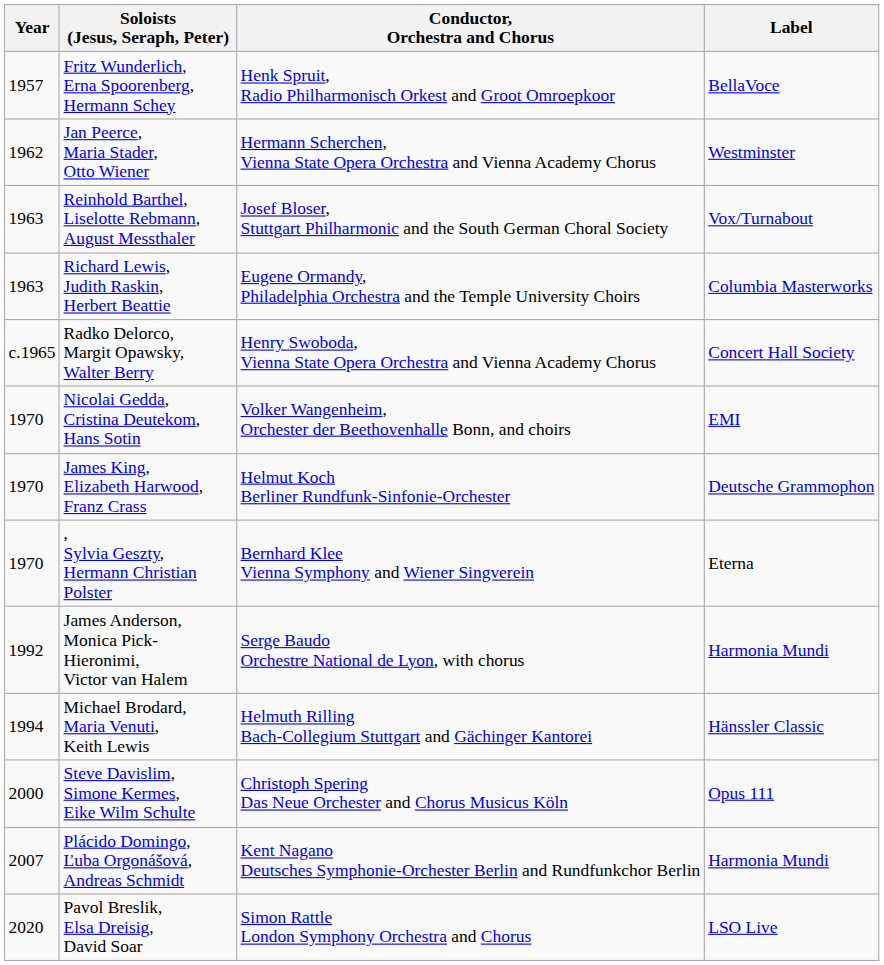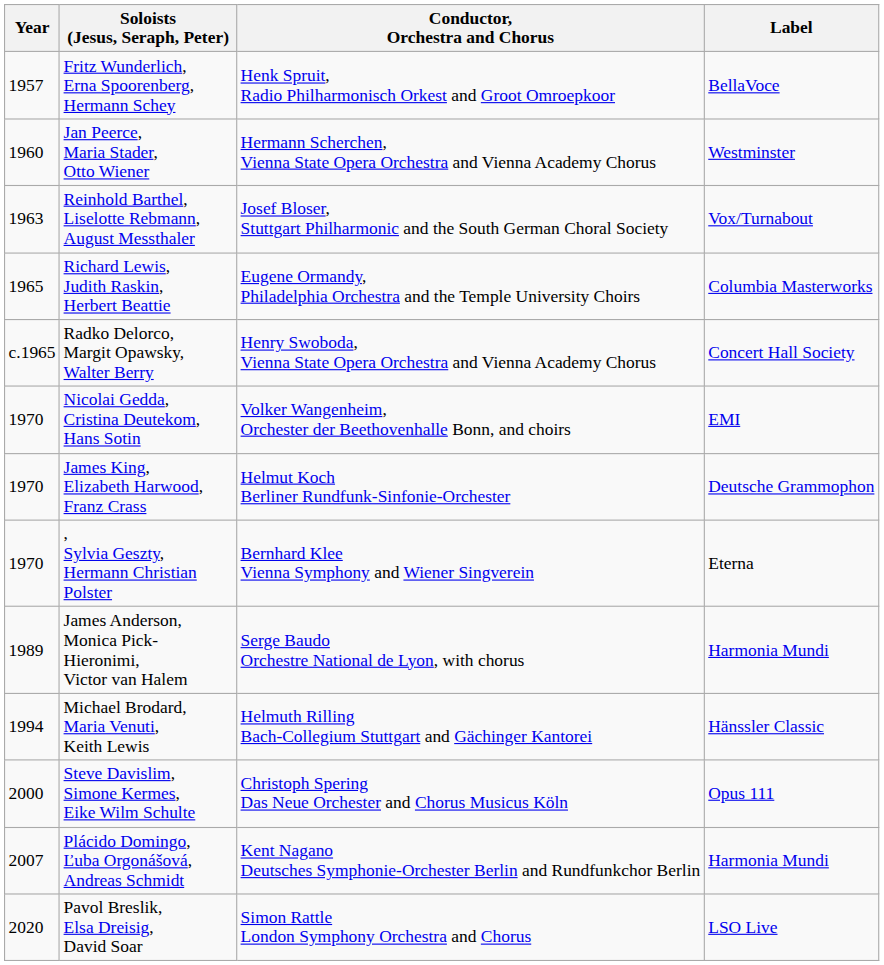(26, 152) 1962 -> (26, 152) 1960
(26, 285) 1963 -> (26, 285) 1965
(26, 649) 1992 -> (26, 649) 1989
